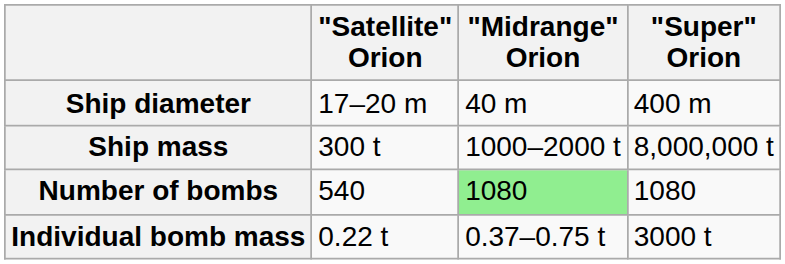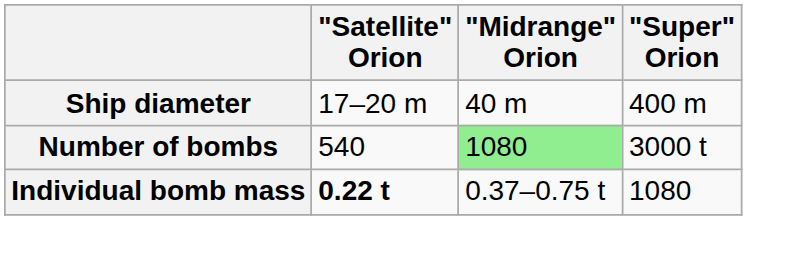- row: (158, 147)
(665, 191) 1080 -> (668, 147) 3000 t
(353, 235) normal -> (354, 191) bold
(673, 235) 3000 t -> (660, 191) 1080
